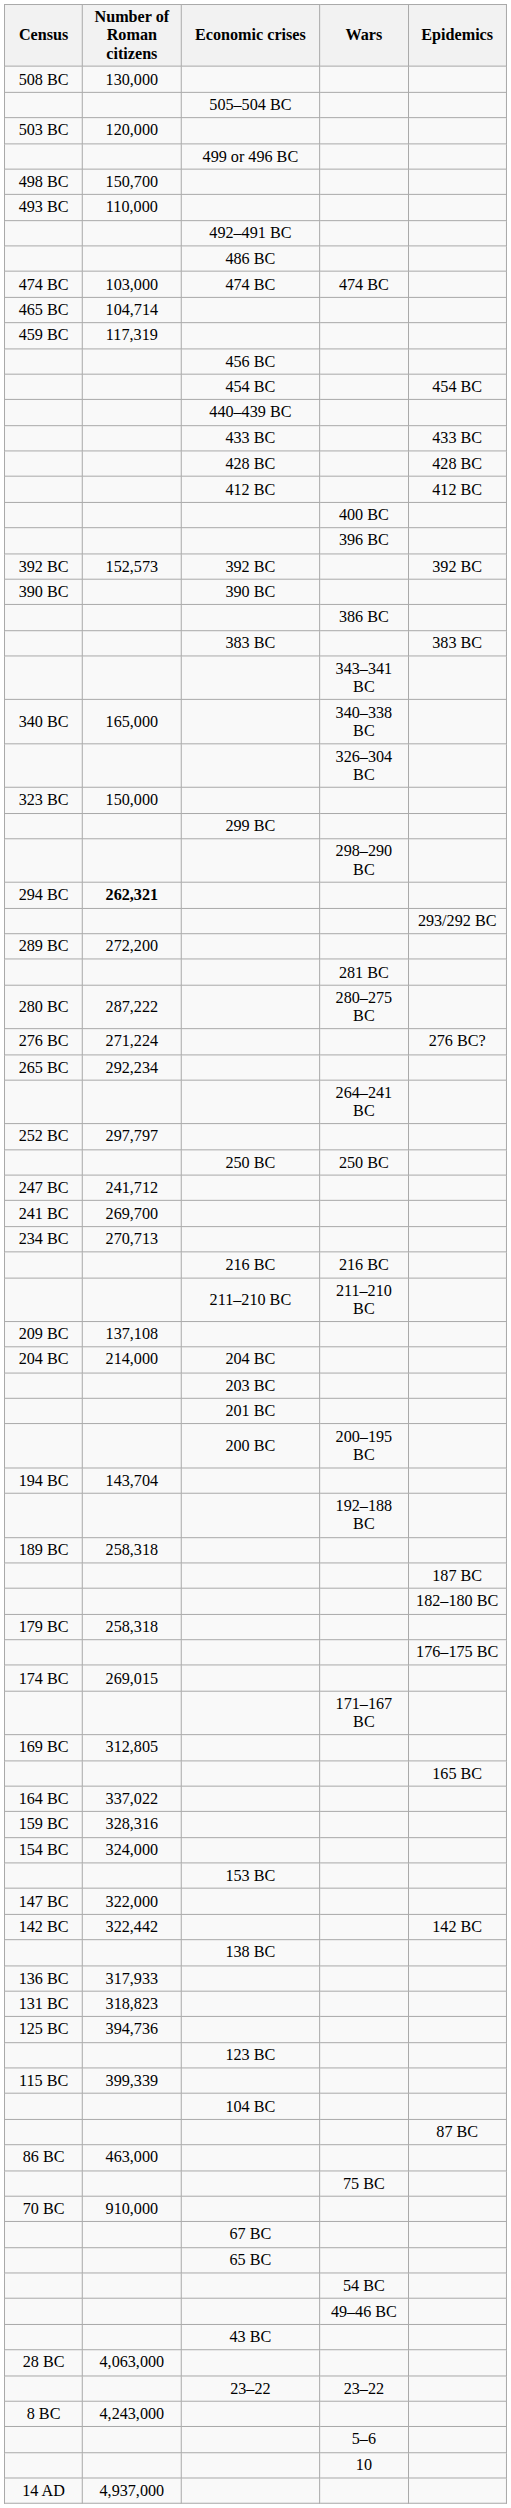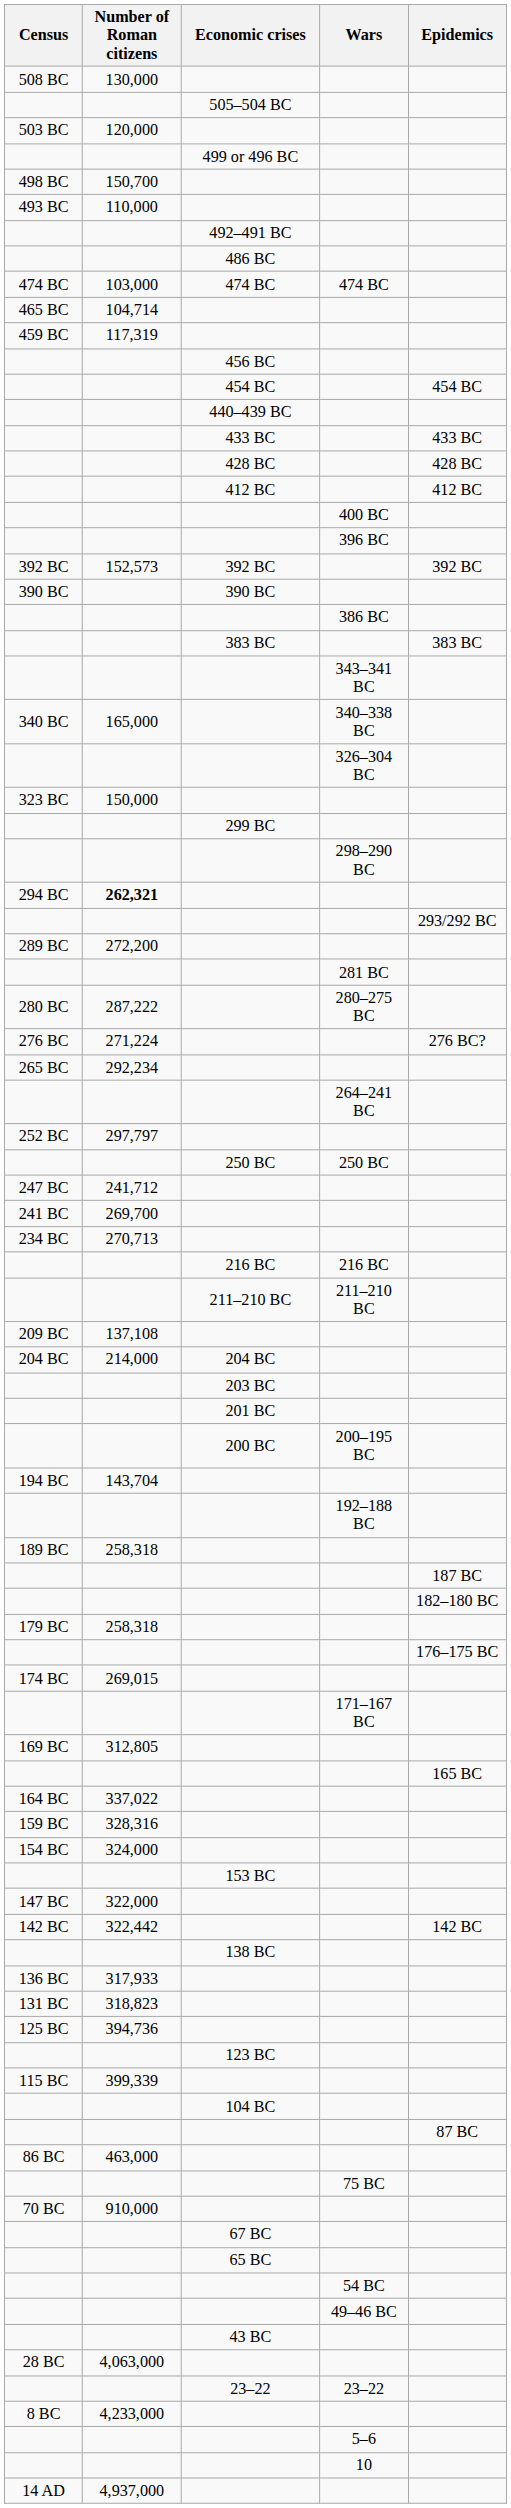(132, 2413) 4,243,000 -> (132, 2413) 4,233,000
